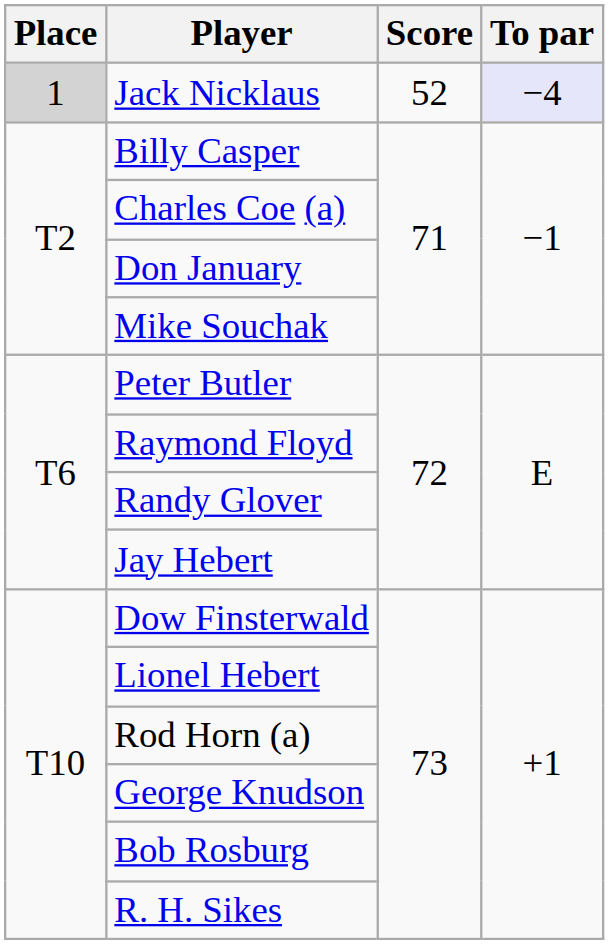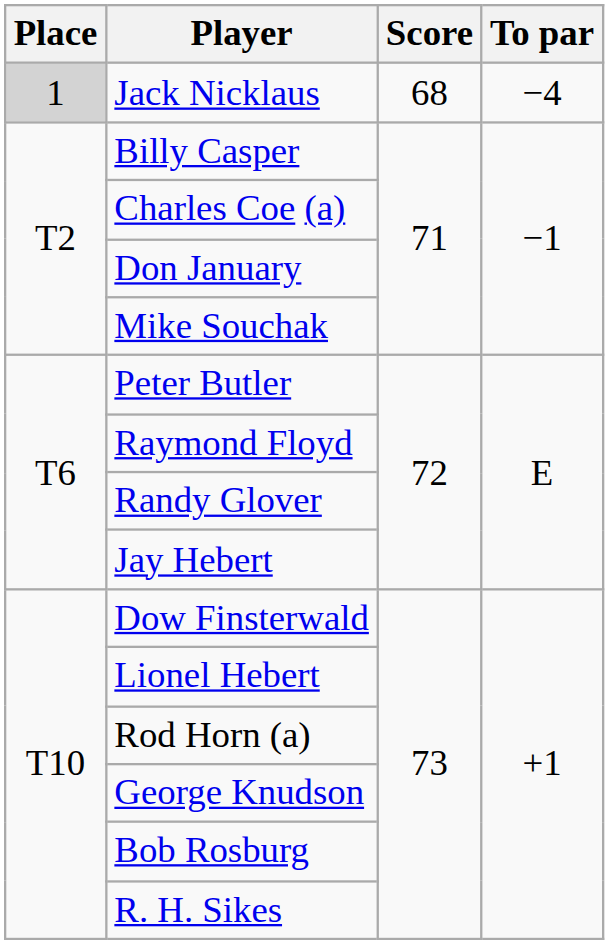(429, 92) 52 -> (429, 92) 68
(542, 92) lavender background -> (542, 92) no background
